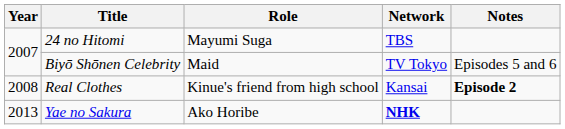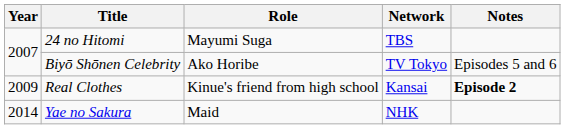(203, 64) Maid -> (223, 64) Ako Horibe
(23, 87) 2008 -> (23, 87) 2009
(23, 111) 2013 -> (23, 111) 2014
(223, 111) Ako Horibe -> (203, 111) Maid
(403, 111) bold -> (402, 111) normal
